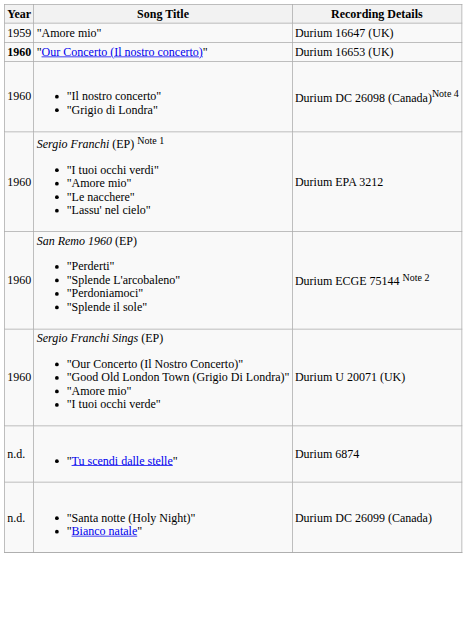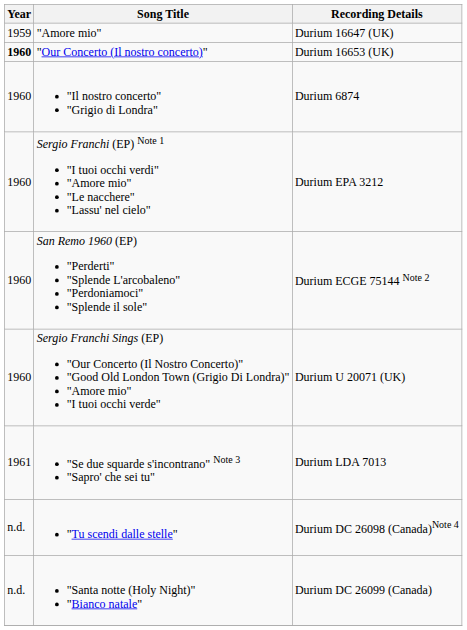(377, 96) Durium DC 26098 (Canada)Note 4 -> (327, 96) Durium 6874
+ row: (163, 469)
(327, 454) Durium 6874 -> (377, 527) Durium DC 26098 (Canada)Note 4
